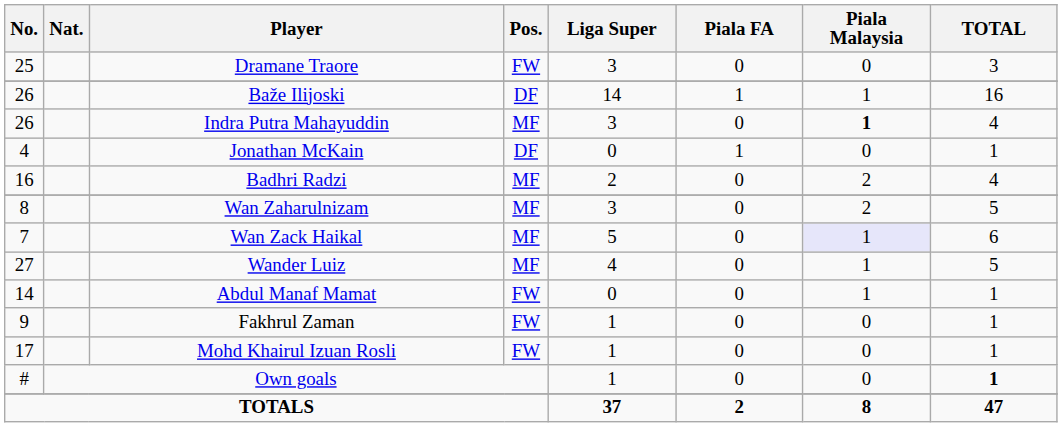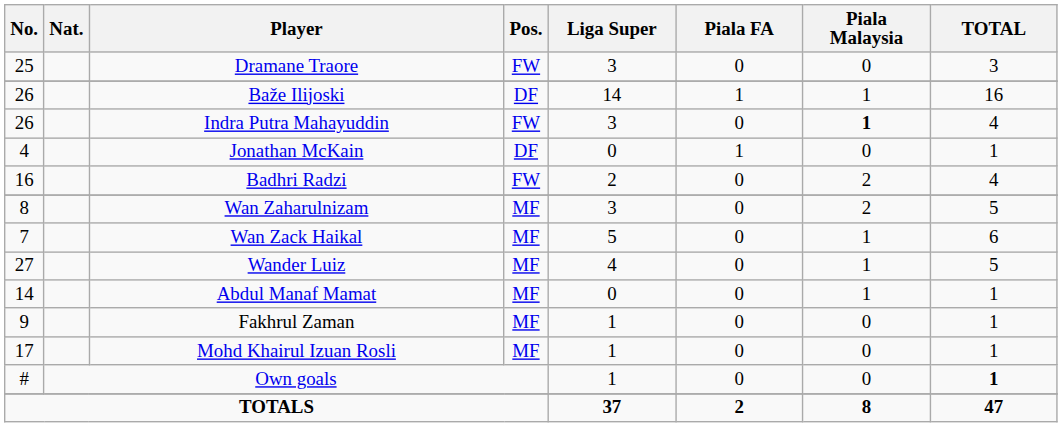(526, 122) MF -> (526, 122) FW
(526, 179) MF -> (526, 179) FW
(866, 236) lavender background -> (866, 236) no background
(526, 293) FW -> (526, 293) MF
(526, 321) FW -> (526, 321) MF
(526, 350) FW -> (526, 350) MF
